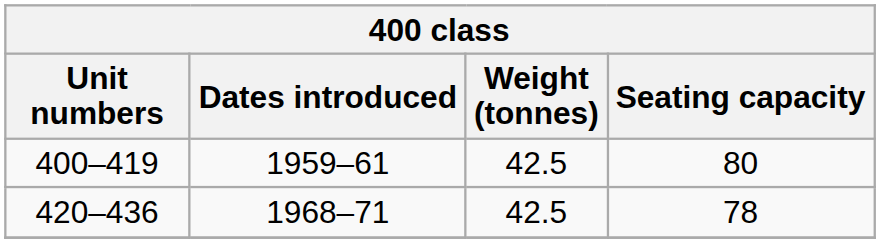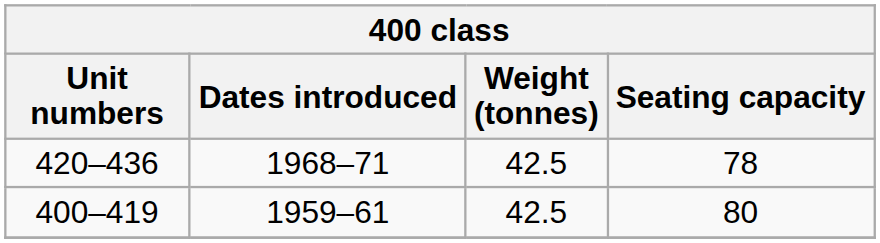rows swapped: (97, 163) <-> (97, 212)
